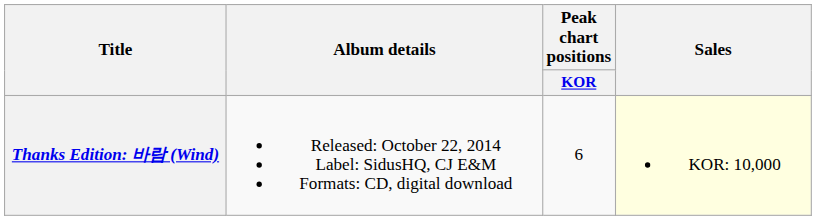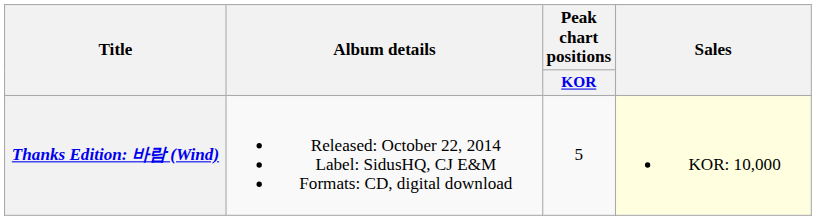(579, 155) 6 -> (579, 155) 5
